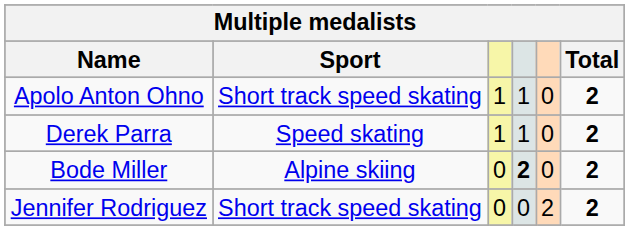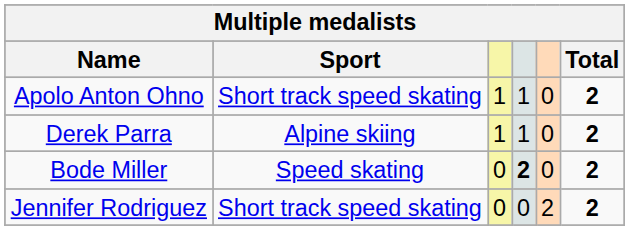(350, 133) Speed skating -> (350, 133) Alpine skiing
(350, 170) Alpine skiing -> (350, 170) Speed skating
